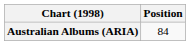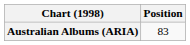(163, 31) 84 -> (163, 31) 83
